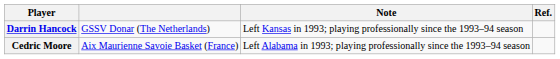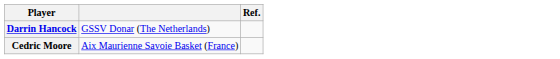- column: (386, 12)
